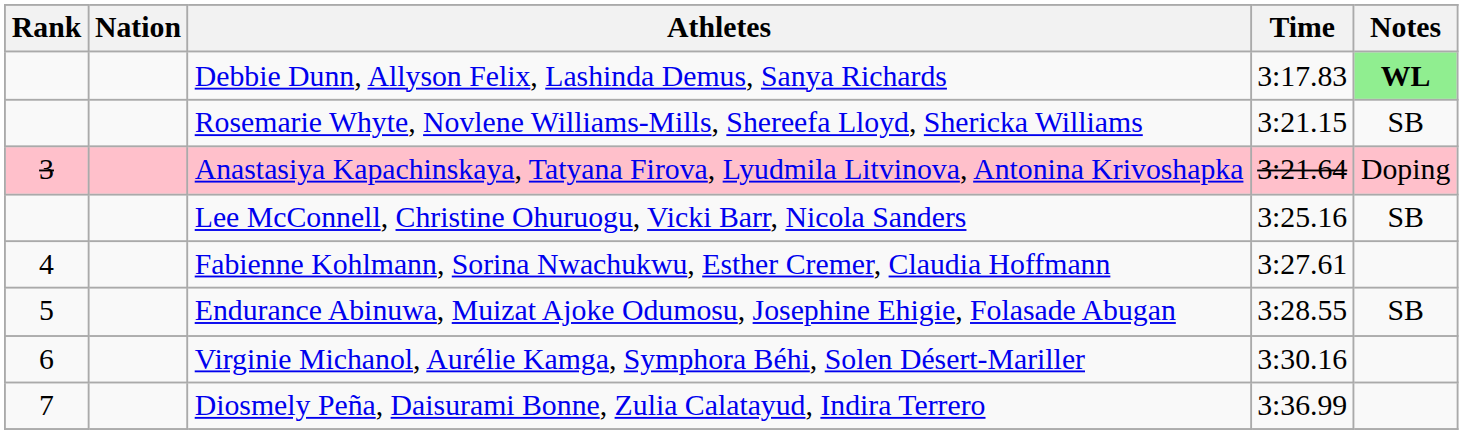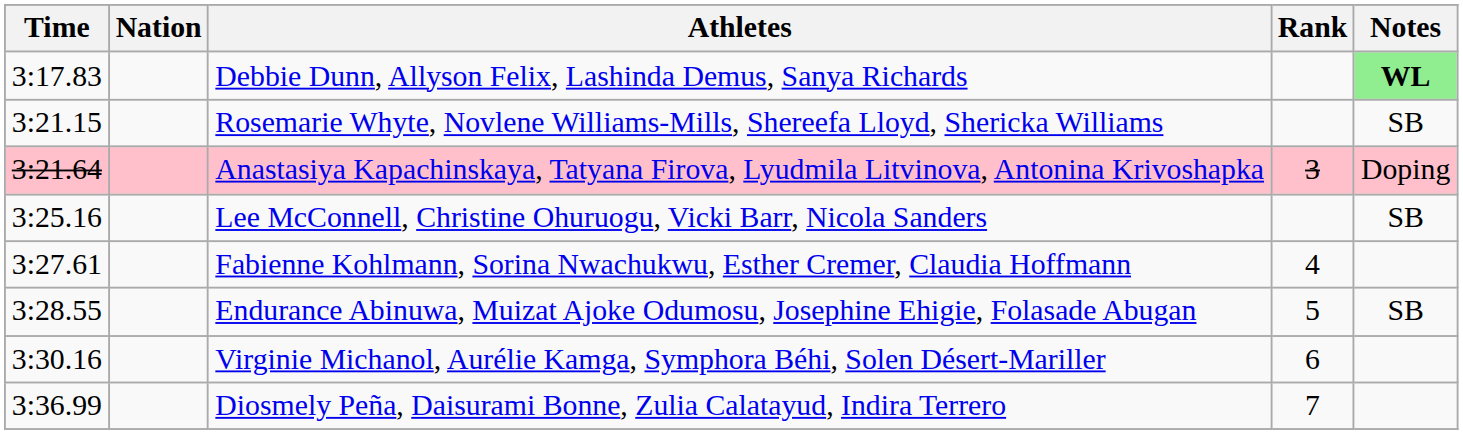columns swapped: (47, 28) <-> (1302, 28)
